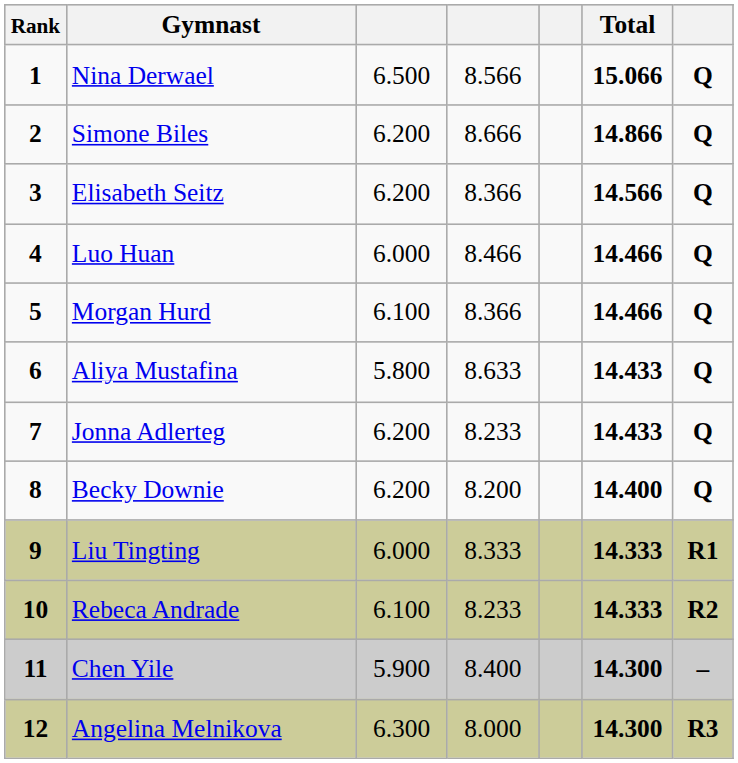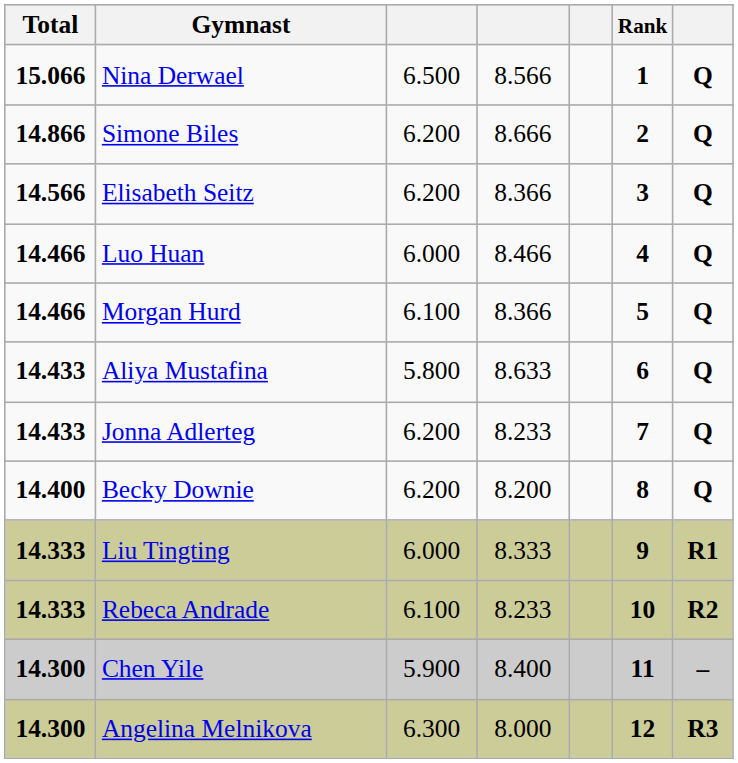columns swapped: (35, 26) <-> (628, 24)
